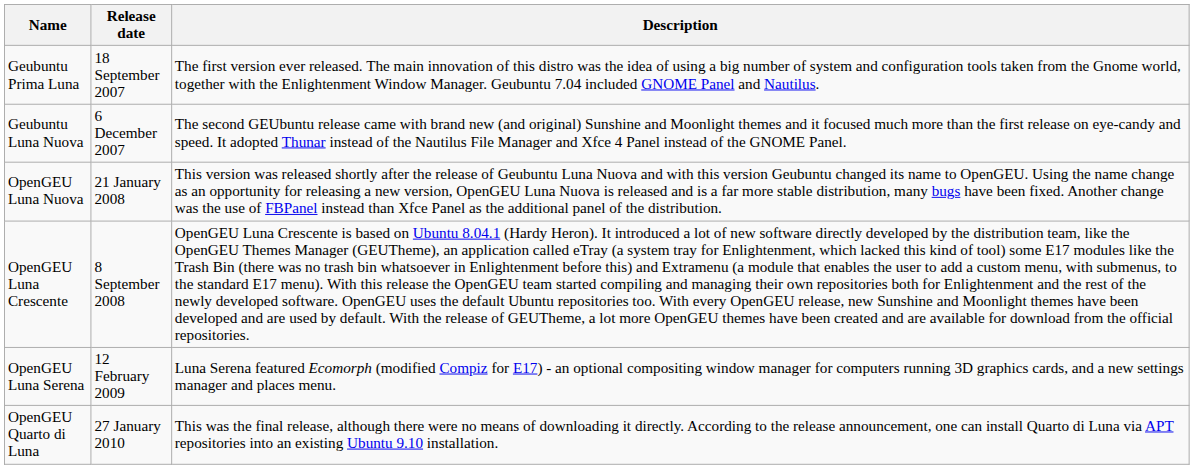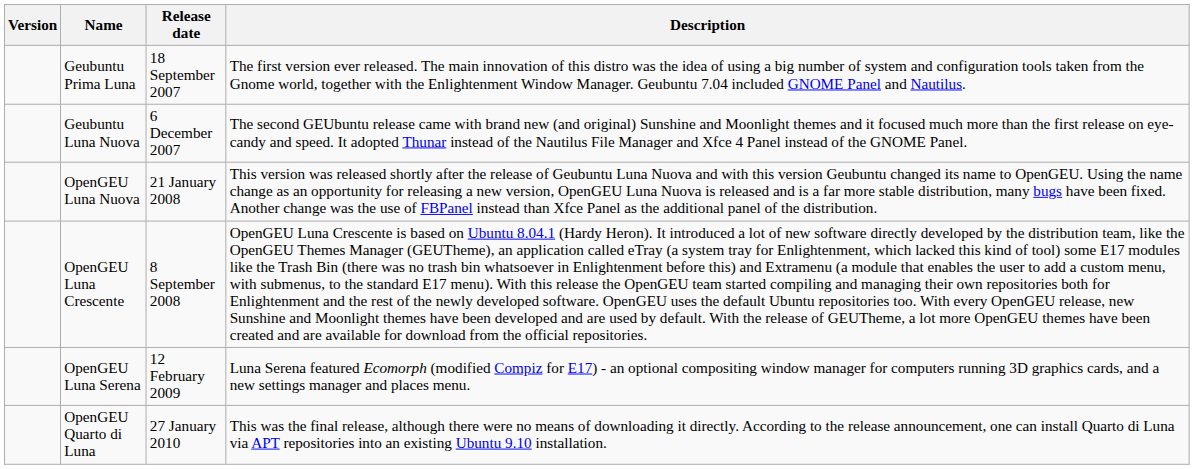+ column: (33, 25)
